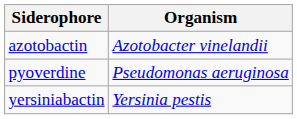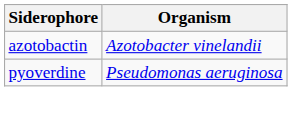- row: (56, 99)
